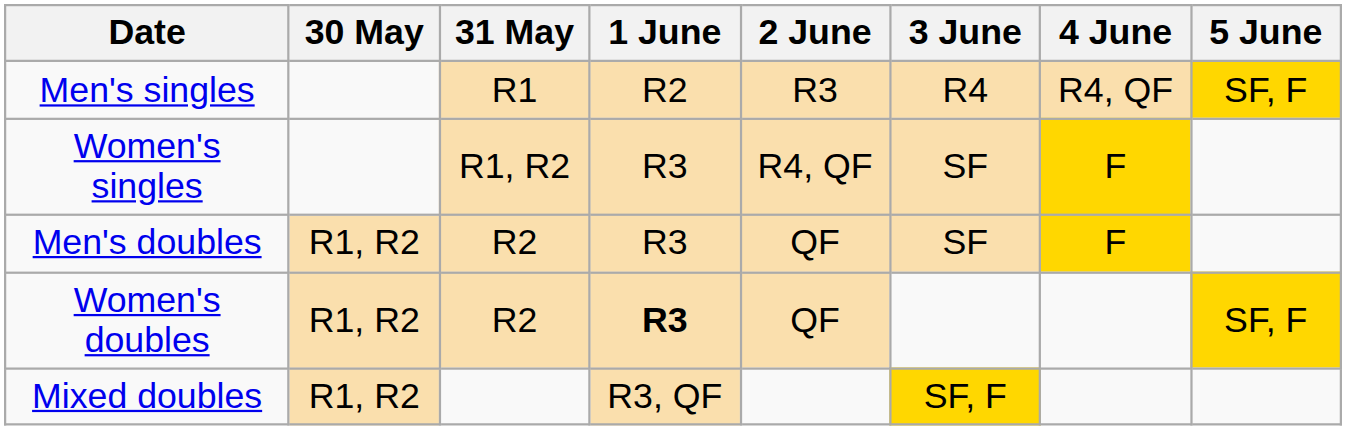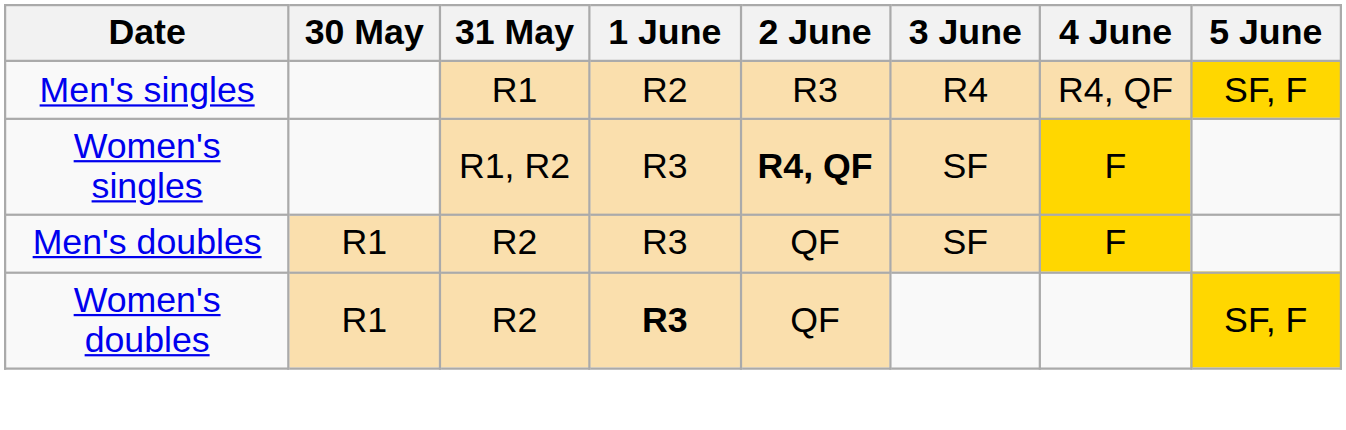(815, 166) normal -> (815, 166) bold
(364, 242) R1, R2 -> (364, 242) R1
(364, 319) R1, R2 -> (364, 319) R1
- row: (147, 396)
